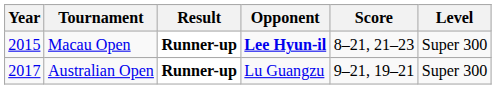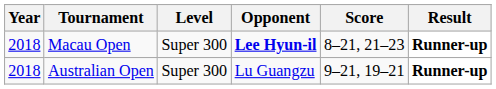columns swapped: (455, 17) <-> (199, 17)
(24, 44) 2015 -> (24, 44) 2018
(24, 71) 2017 -> (24, 71) 2018
